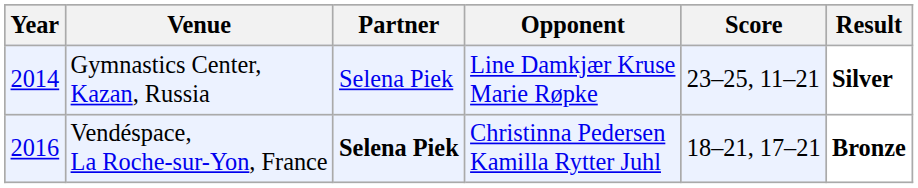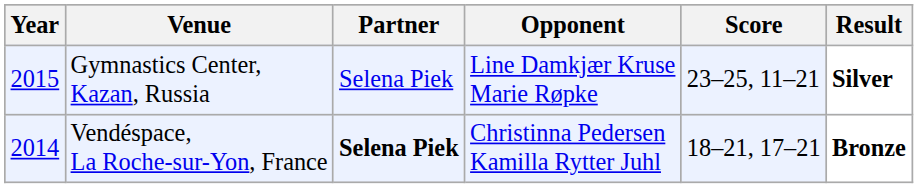(35, 79) 2014 -> (35, 79) 2015
(35, 148) 2016 -> (35, 148) 2014
